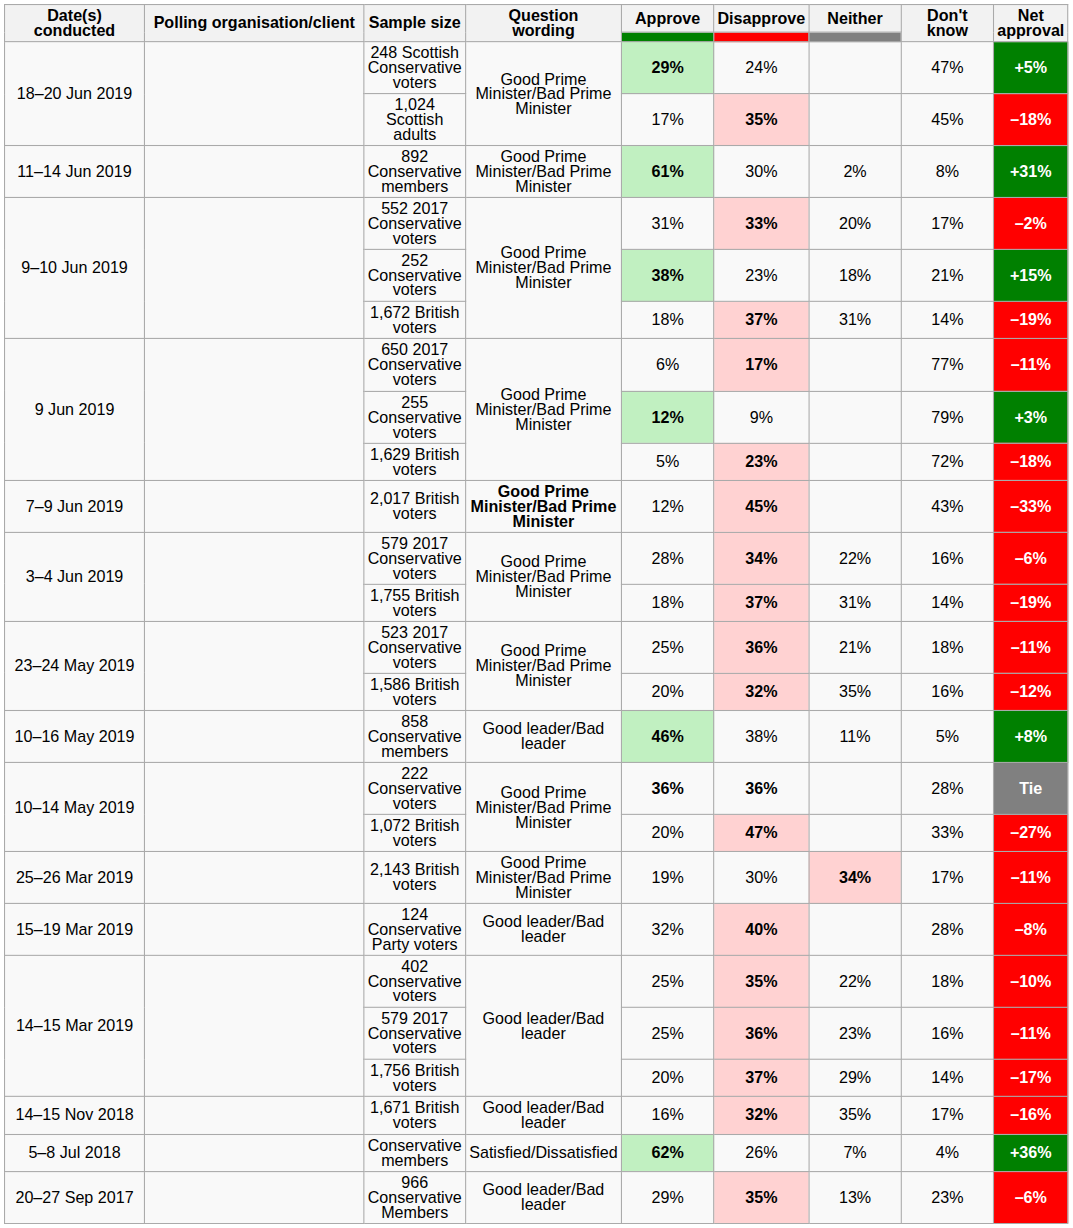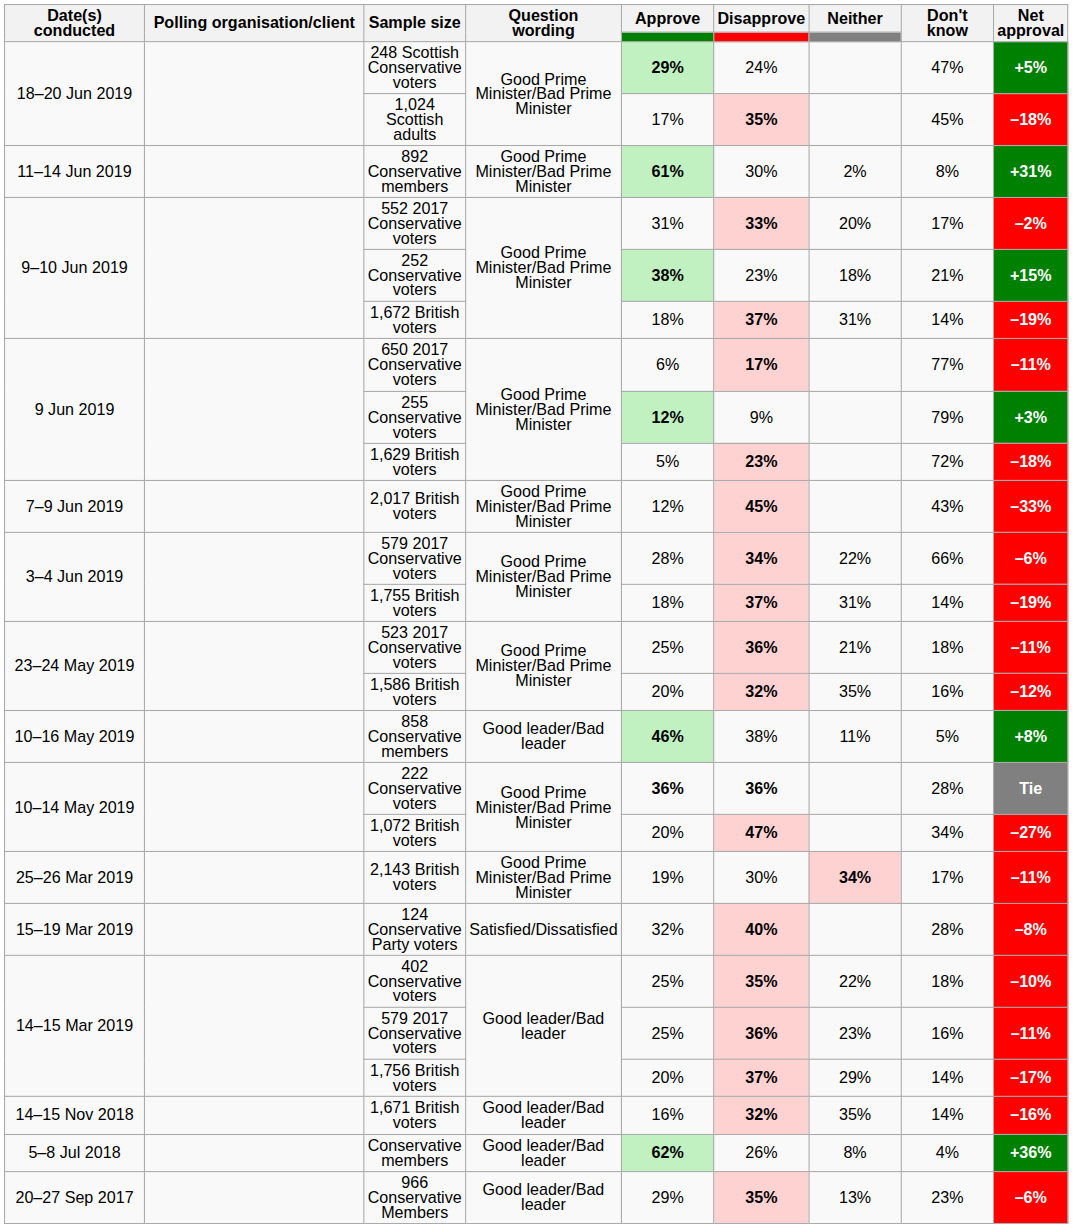(543, 506) bold -> (543, 506) normal
(947, 558) 16% -> (947, 558) 66%
(947, 833) 33% -> (947, 833) 34%
(543, 929) Good leader/Bad leader -> (543, 929) Satisfied/Dissatisfied
(947, 1115) 17% -> (947, 1115) 14%
(543, 1152) Satisfied/Dissatisfied -> (543, 1152) Good leader/Bad leader
(855, 1152) 7% -> (855, 1152) 8%
